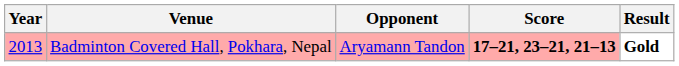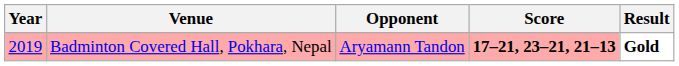(25, 46) 2013 -> (25, 46) 2019
